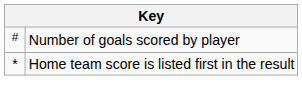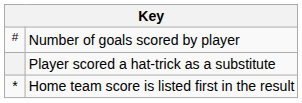+ row: (152, 64)
